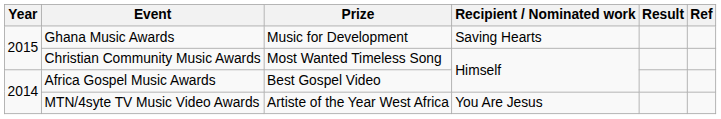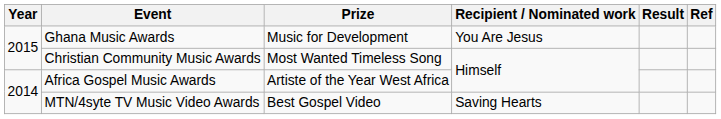(498, 37) Saving Hearts -> (499, 37) You Are Jesus
(324, 80) Best Gospel Video -> (358, 80) Artiste of the Year West Africa
(358, 102) Artiste of the Year West Africa -> (324, 102) Best Gospel Video
(499, 102) You Are Jesus -> (498, 102) Saving Hearts
